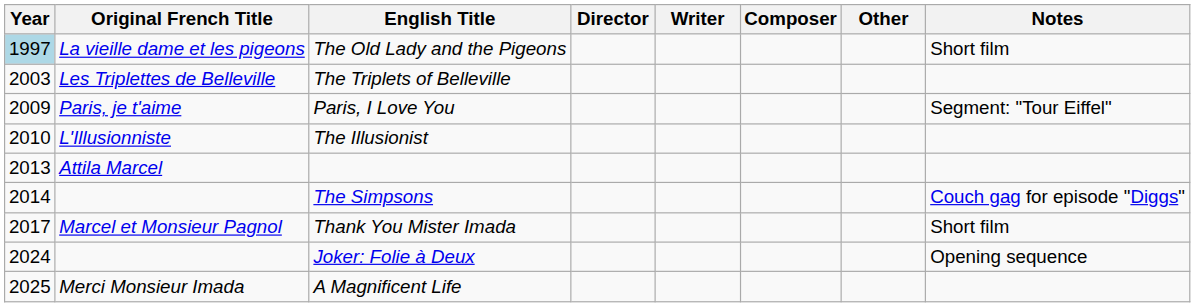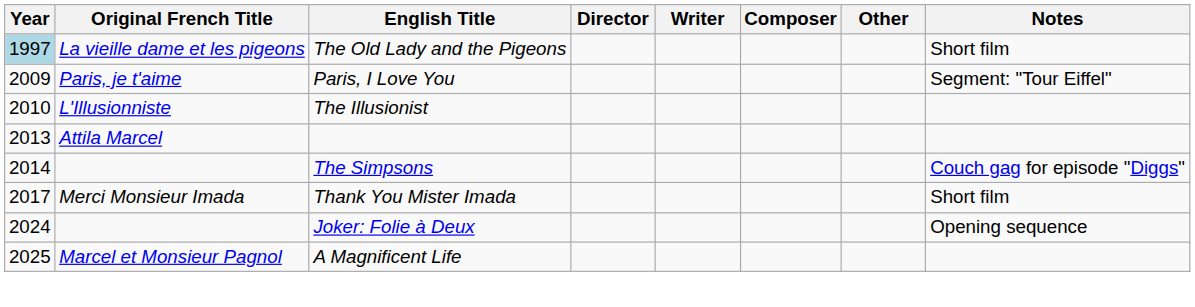- row: (412, 78)
(171, 227) Marcel et Monsieur Pagnol -> (152, 197) Merci Monsieur Imada
(152, 286) Merci Monsieur Imada -> (171, 256) Marcel et Monsieur Pagnol
